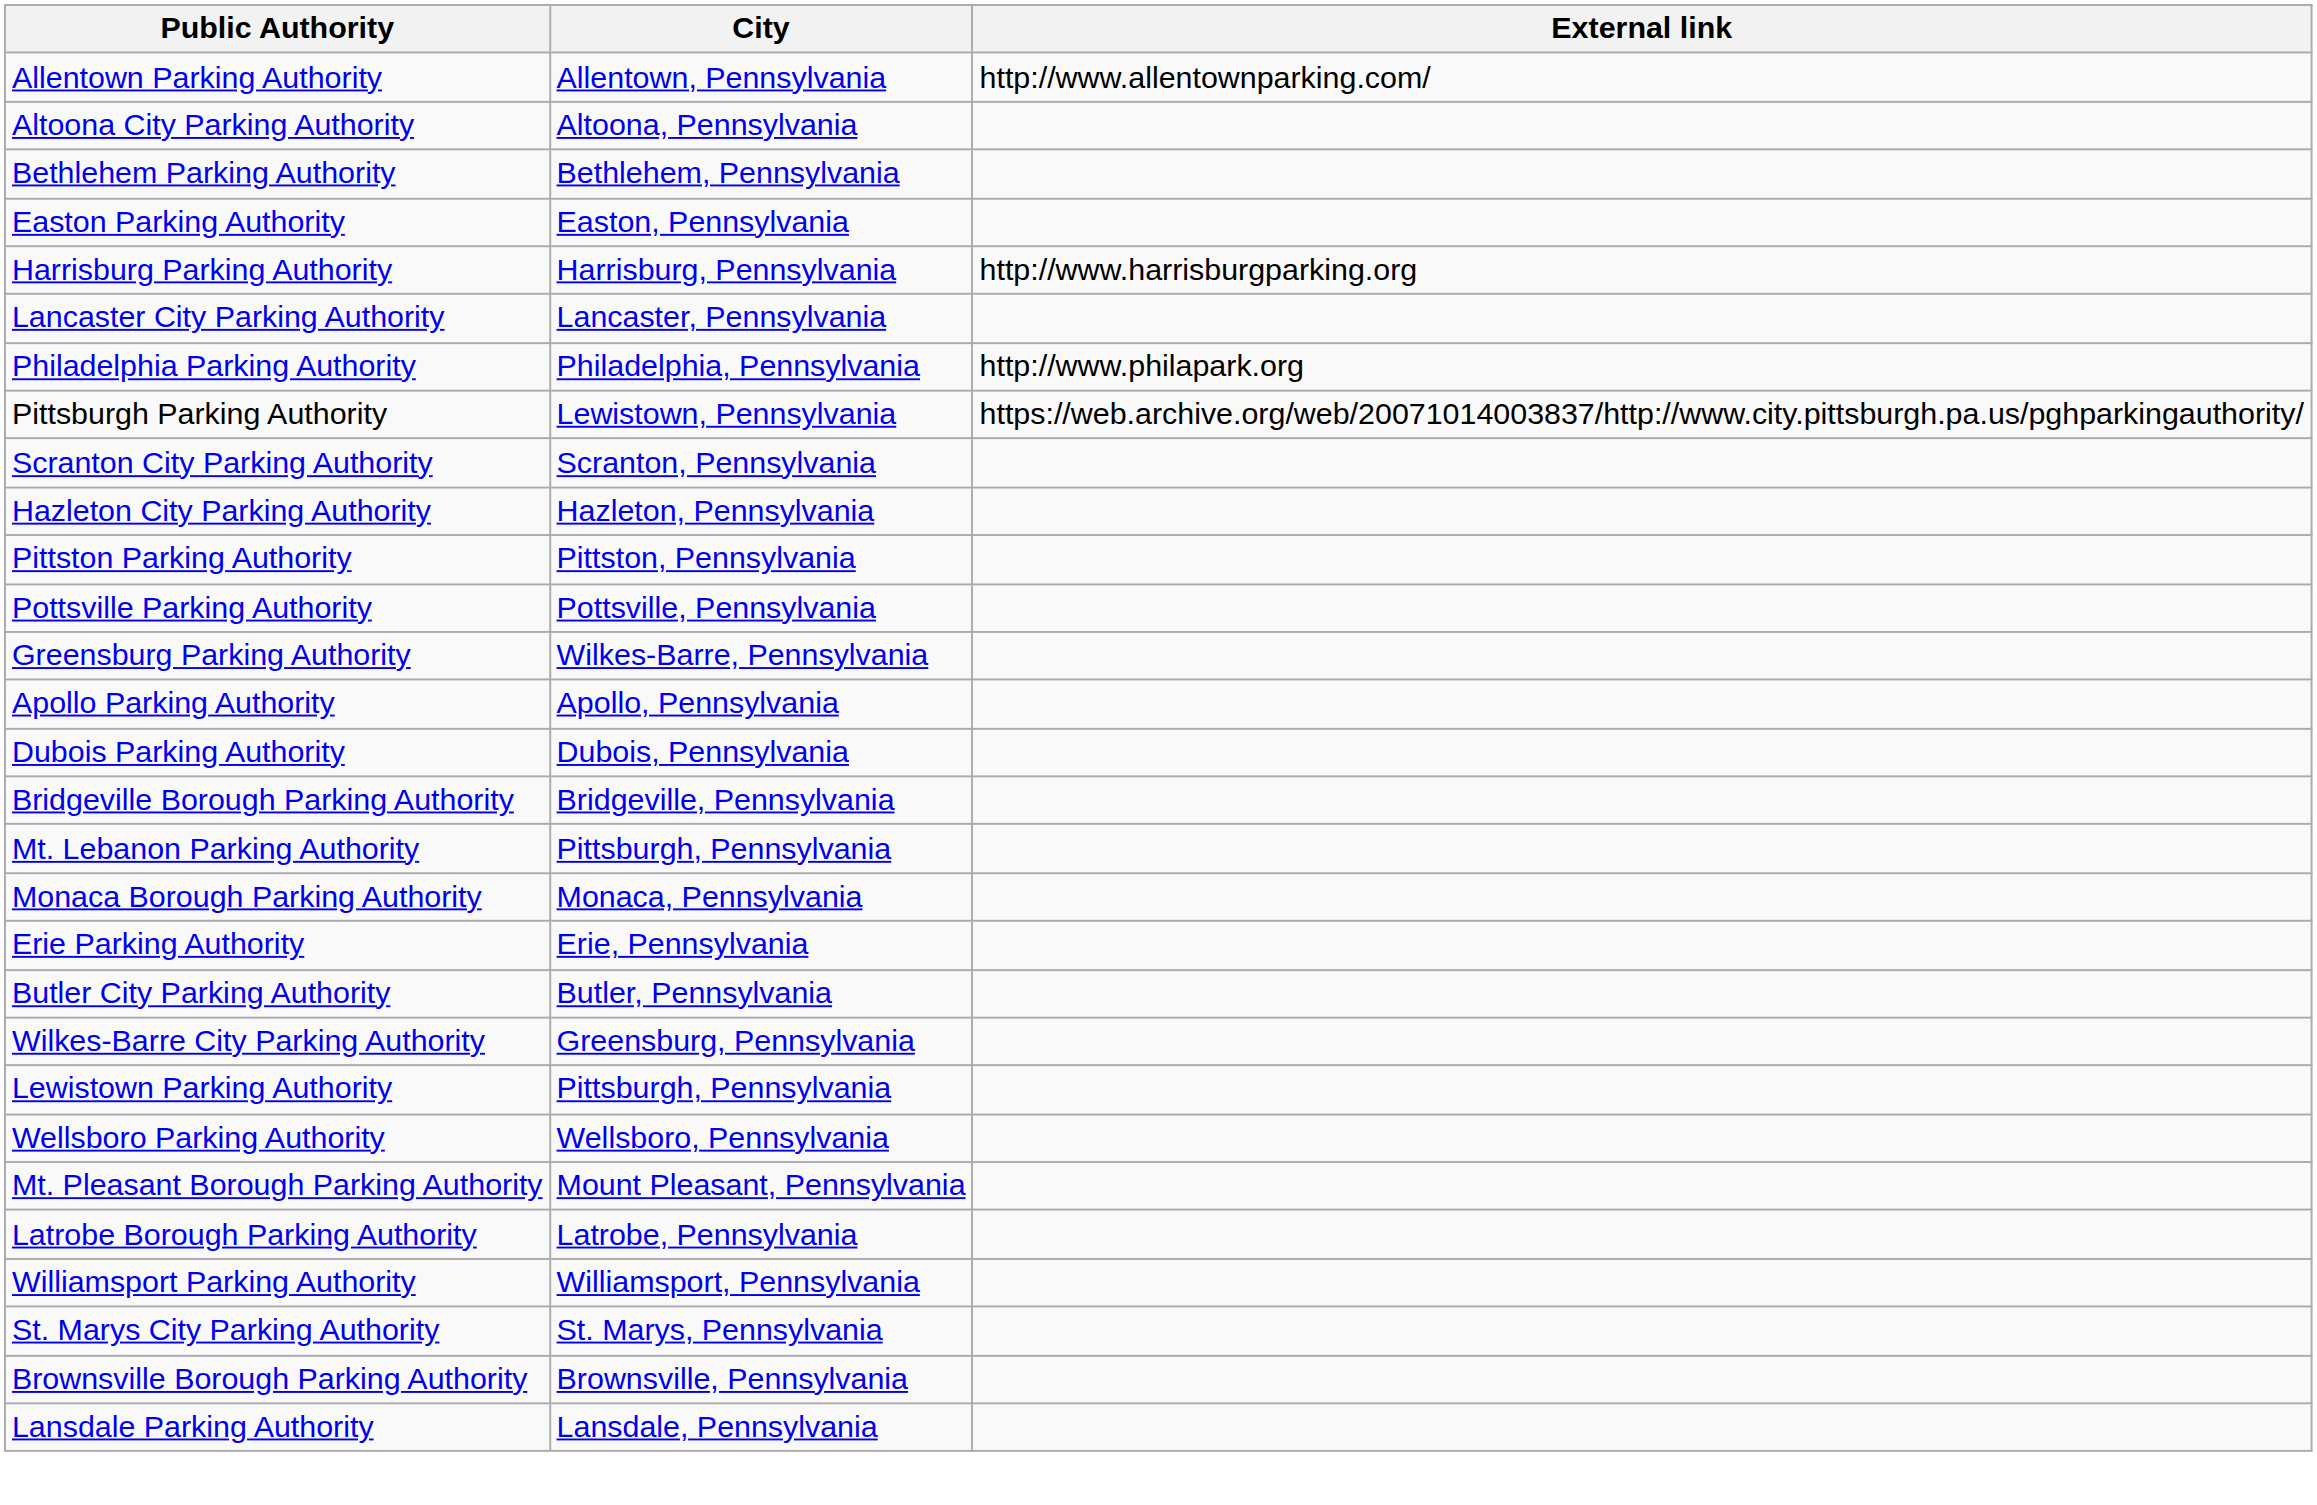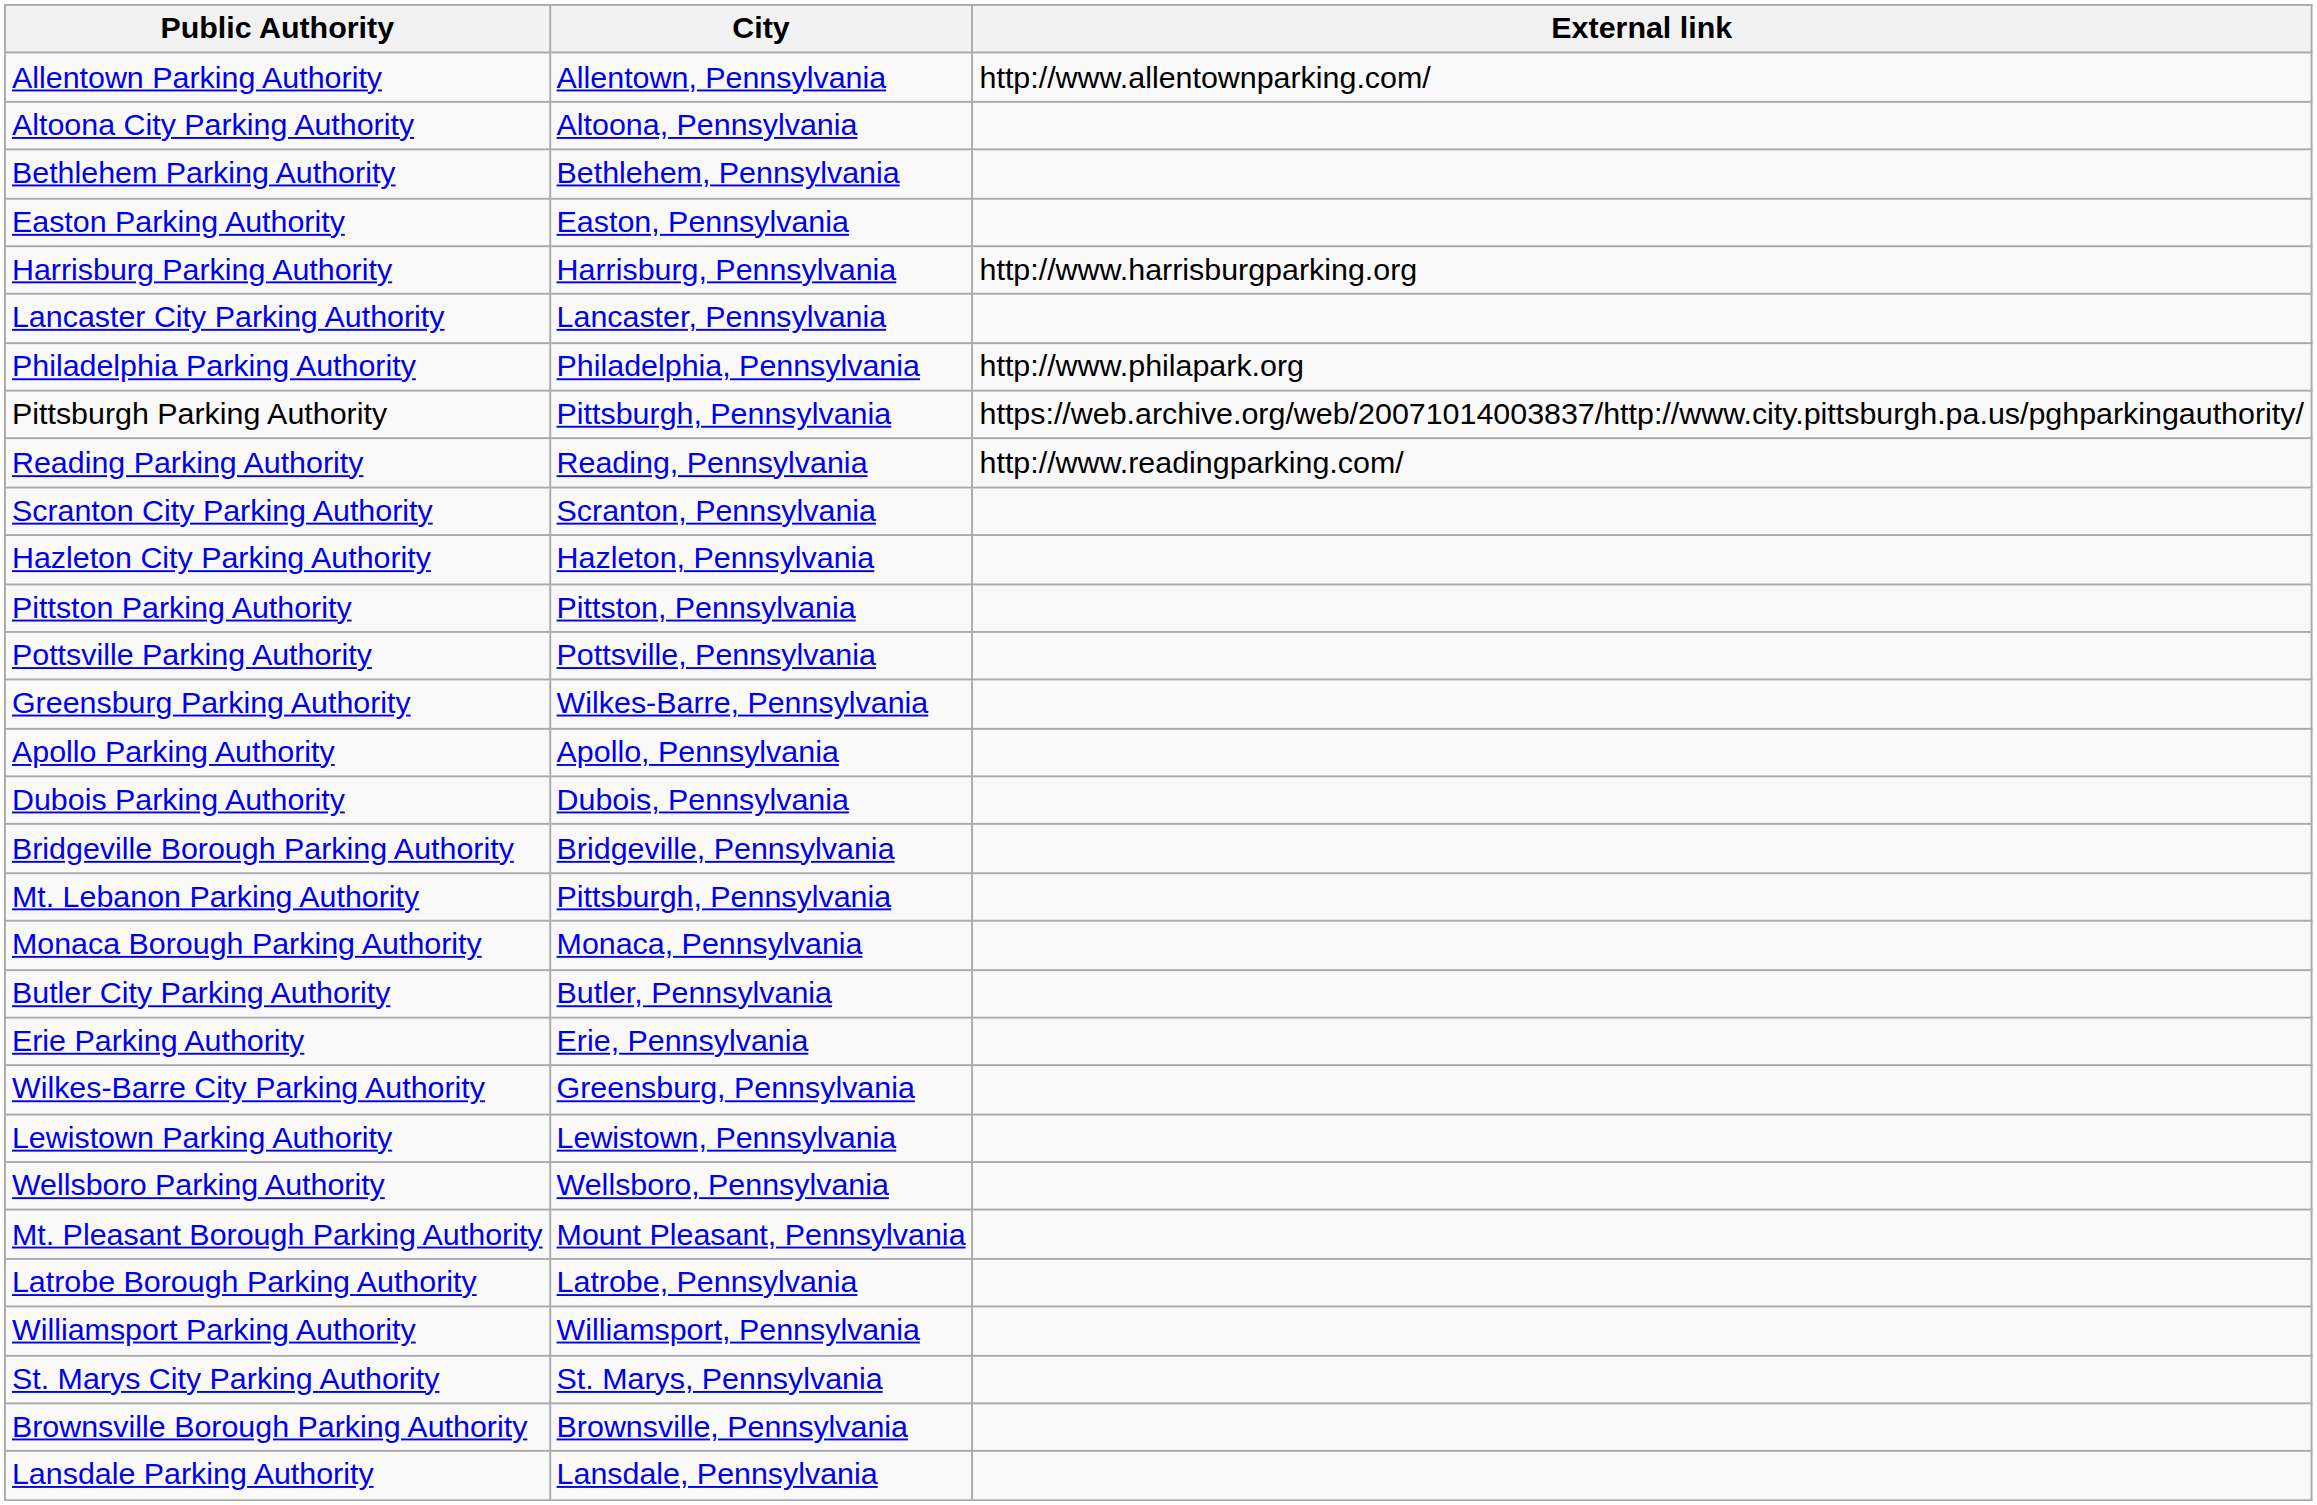(726, 414) Lewistown, Pennsylvania -> (724, 414) Pittsburgh, Pennsylvania
+ row: (188, 462)
rows swapped: (201, 992) <-> (158, 944)
(724, 1089) Pittsburgh, Pennsylvania -> (726, 1137) Lewistown, Pennsylvania
